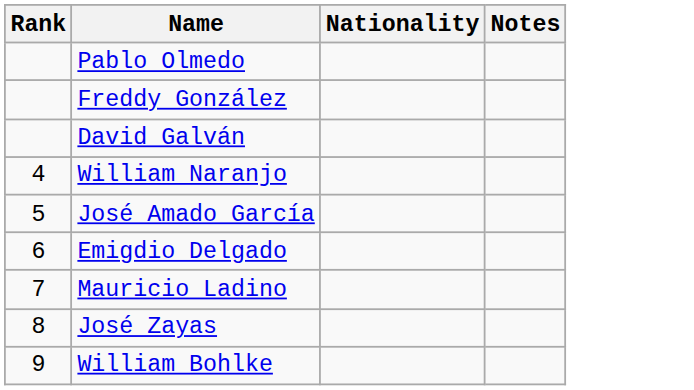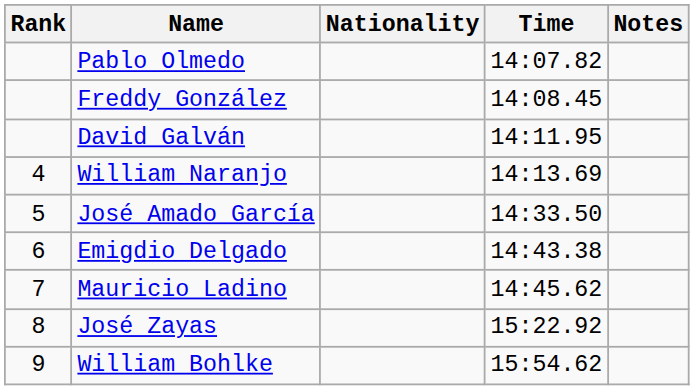+ column: (546, 24)
